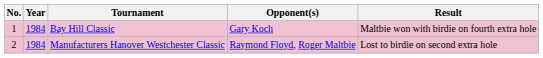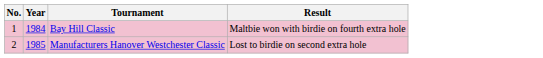- column: (292, 12)
(36, 45) 1984 -> (36, 45) 1985
